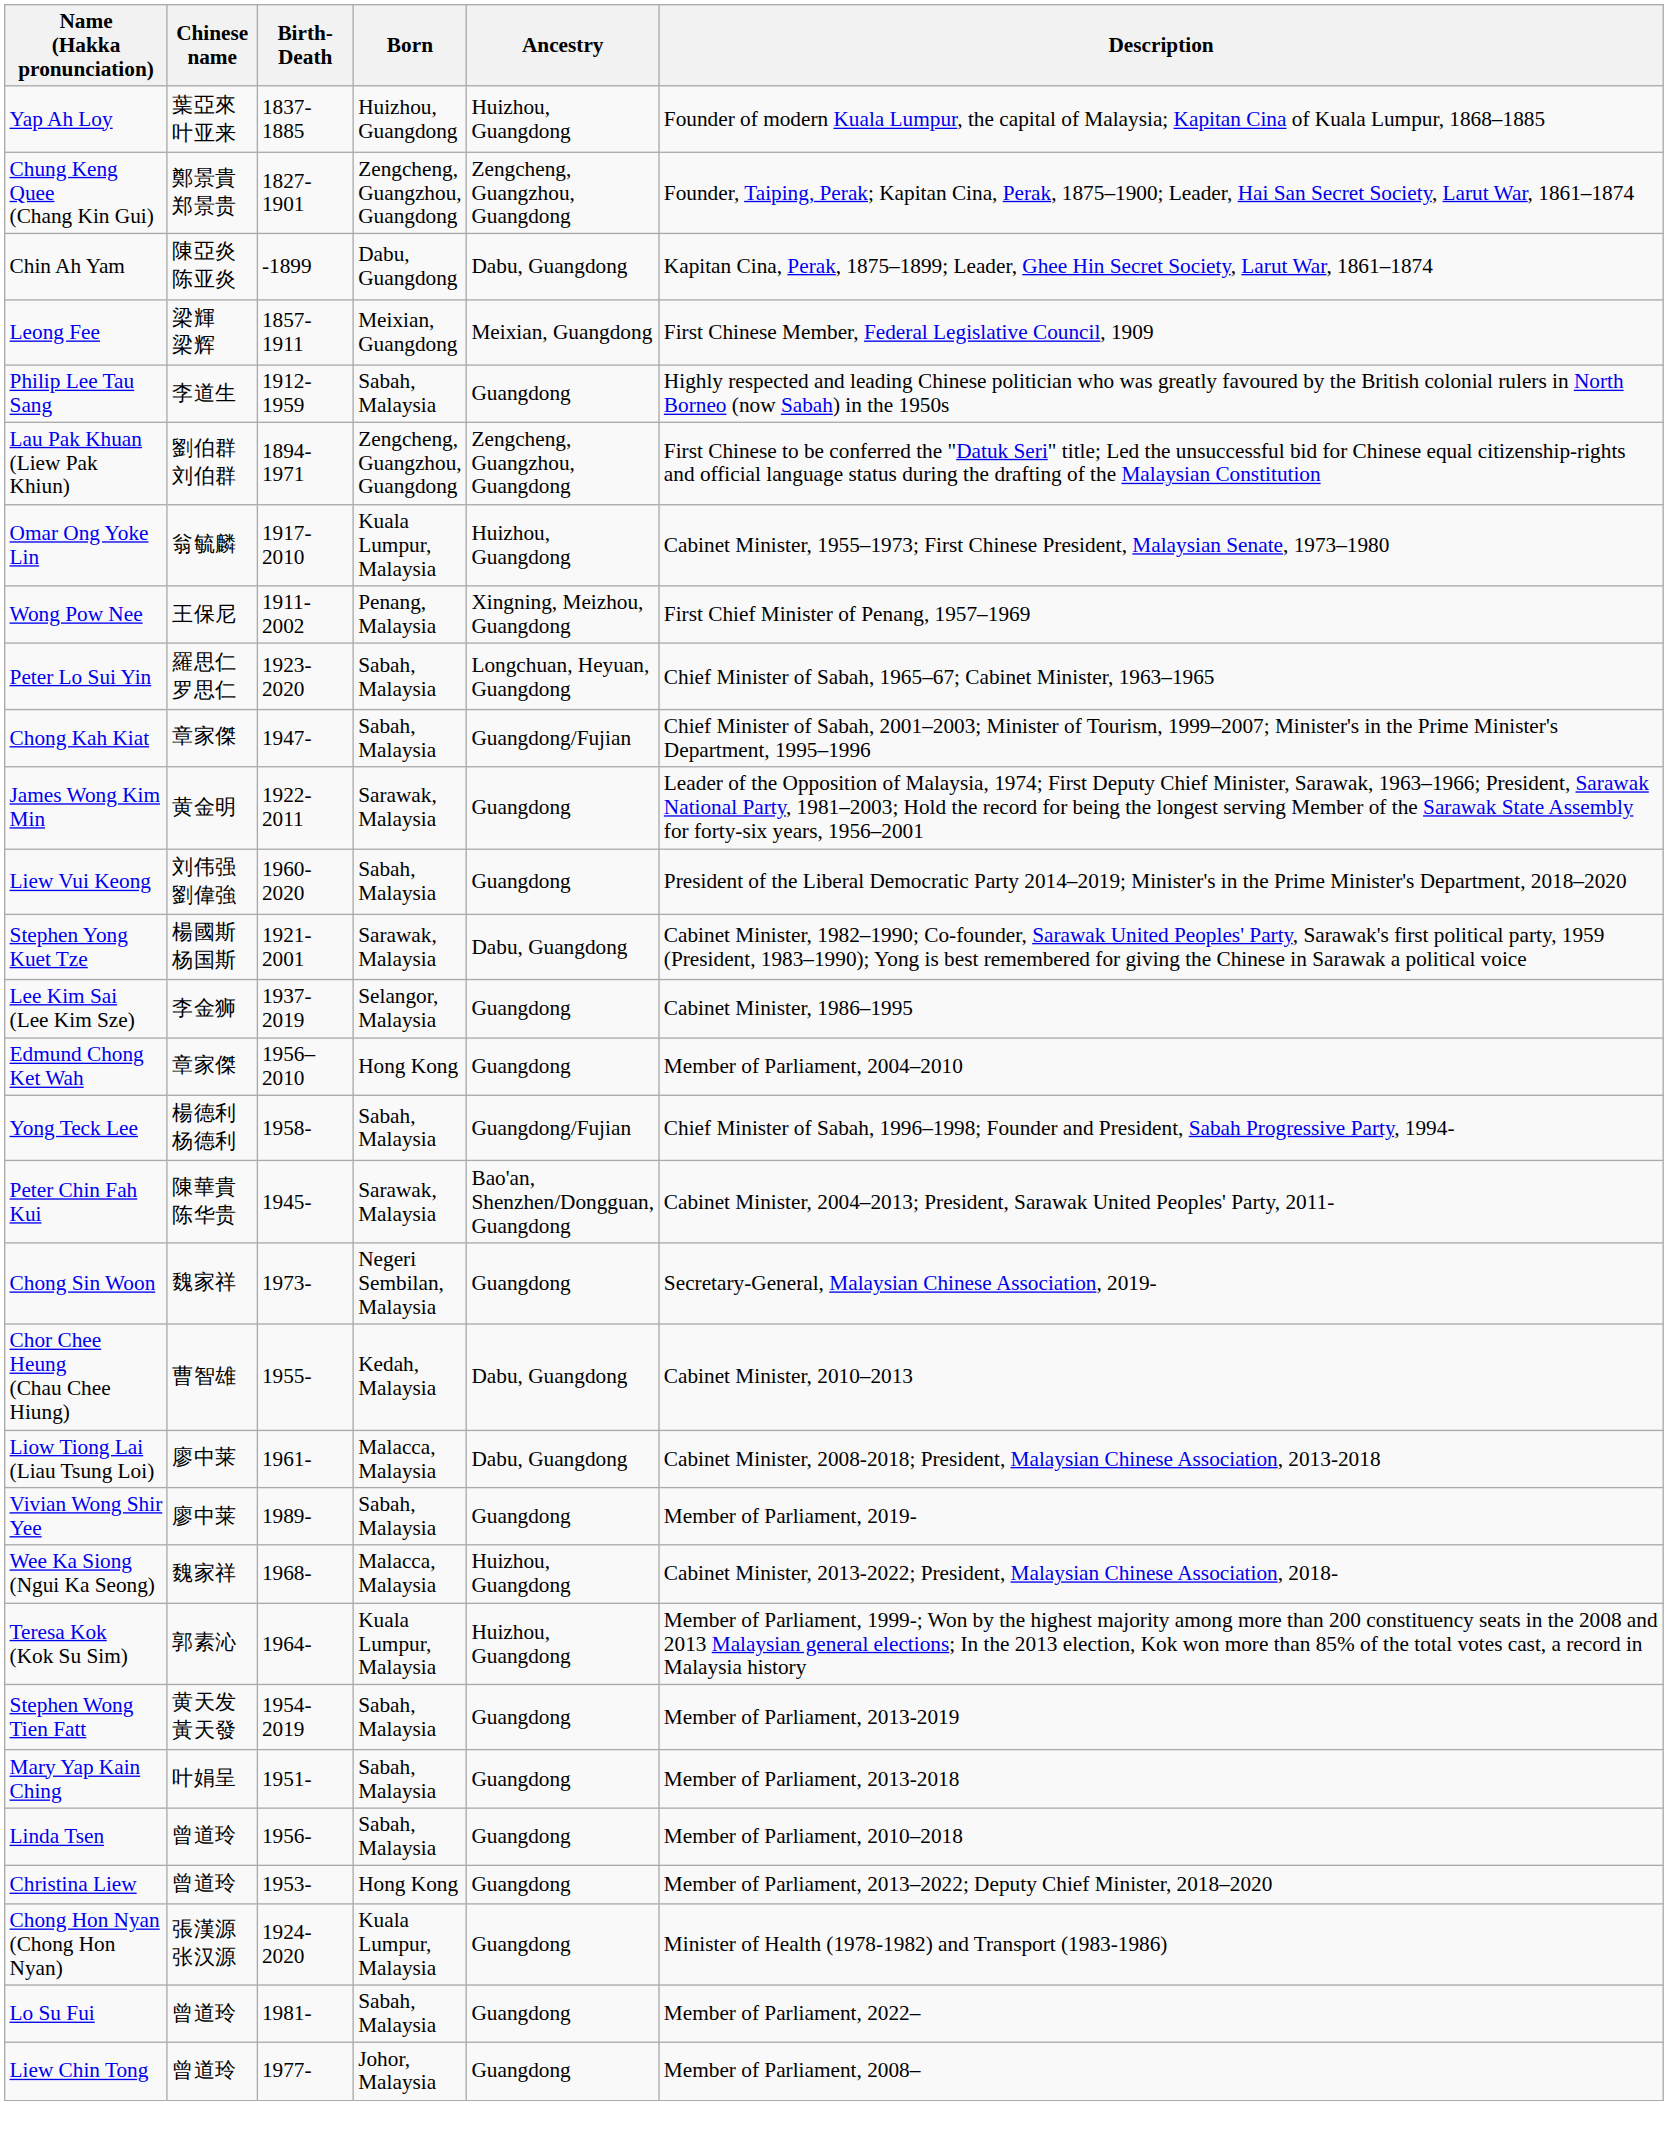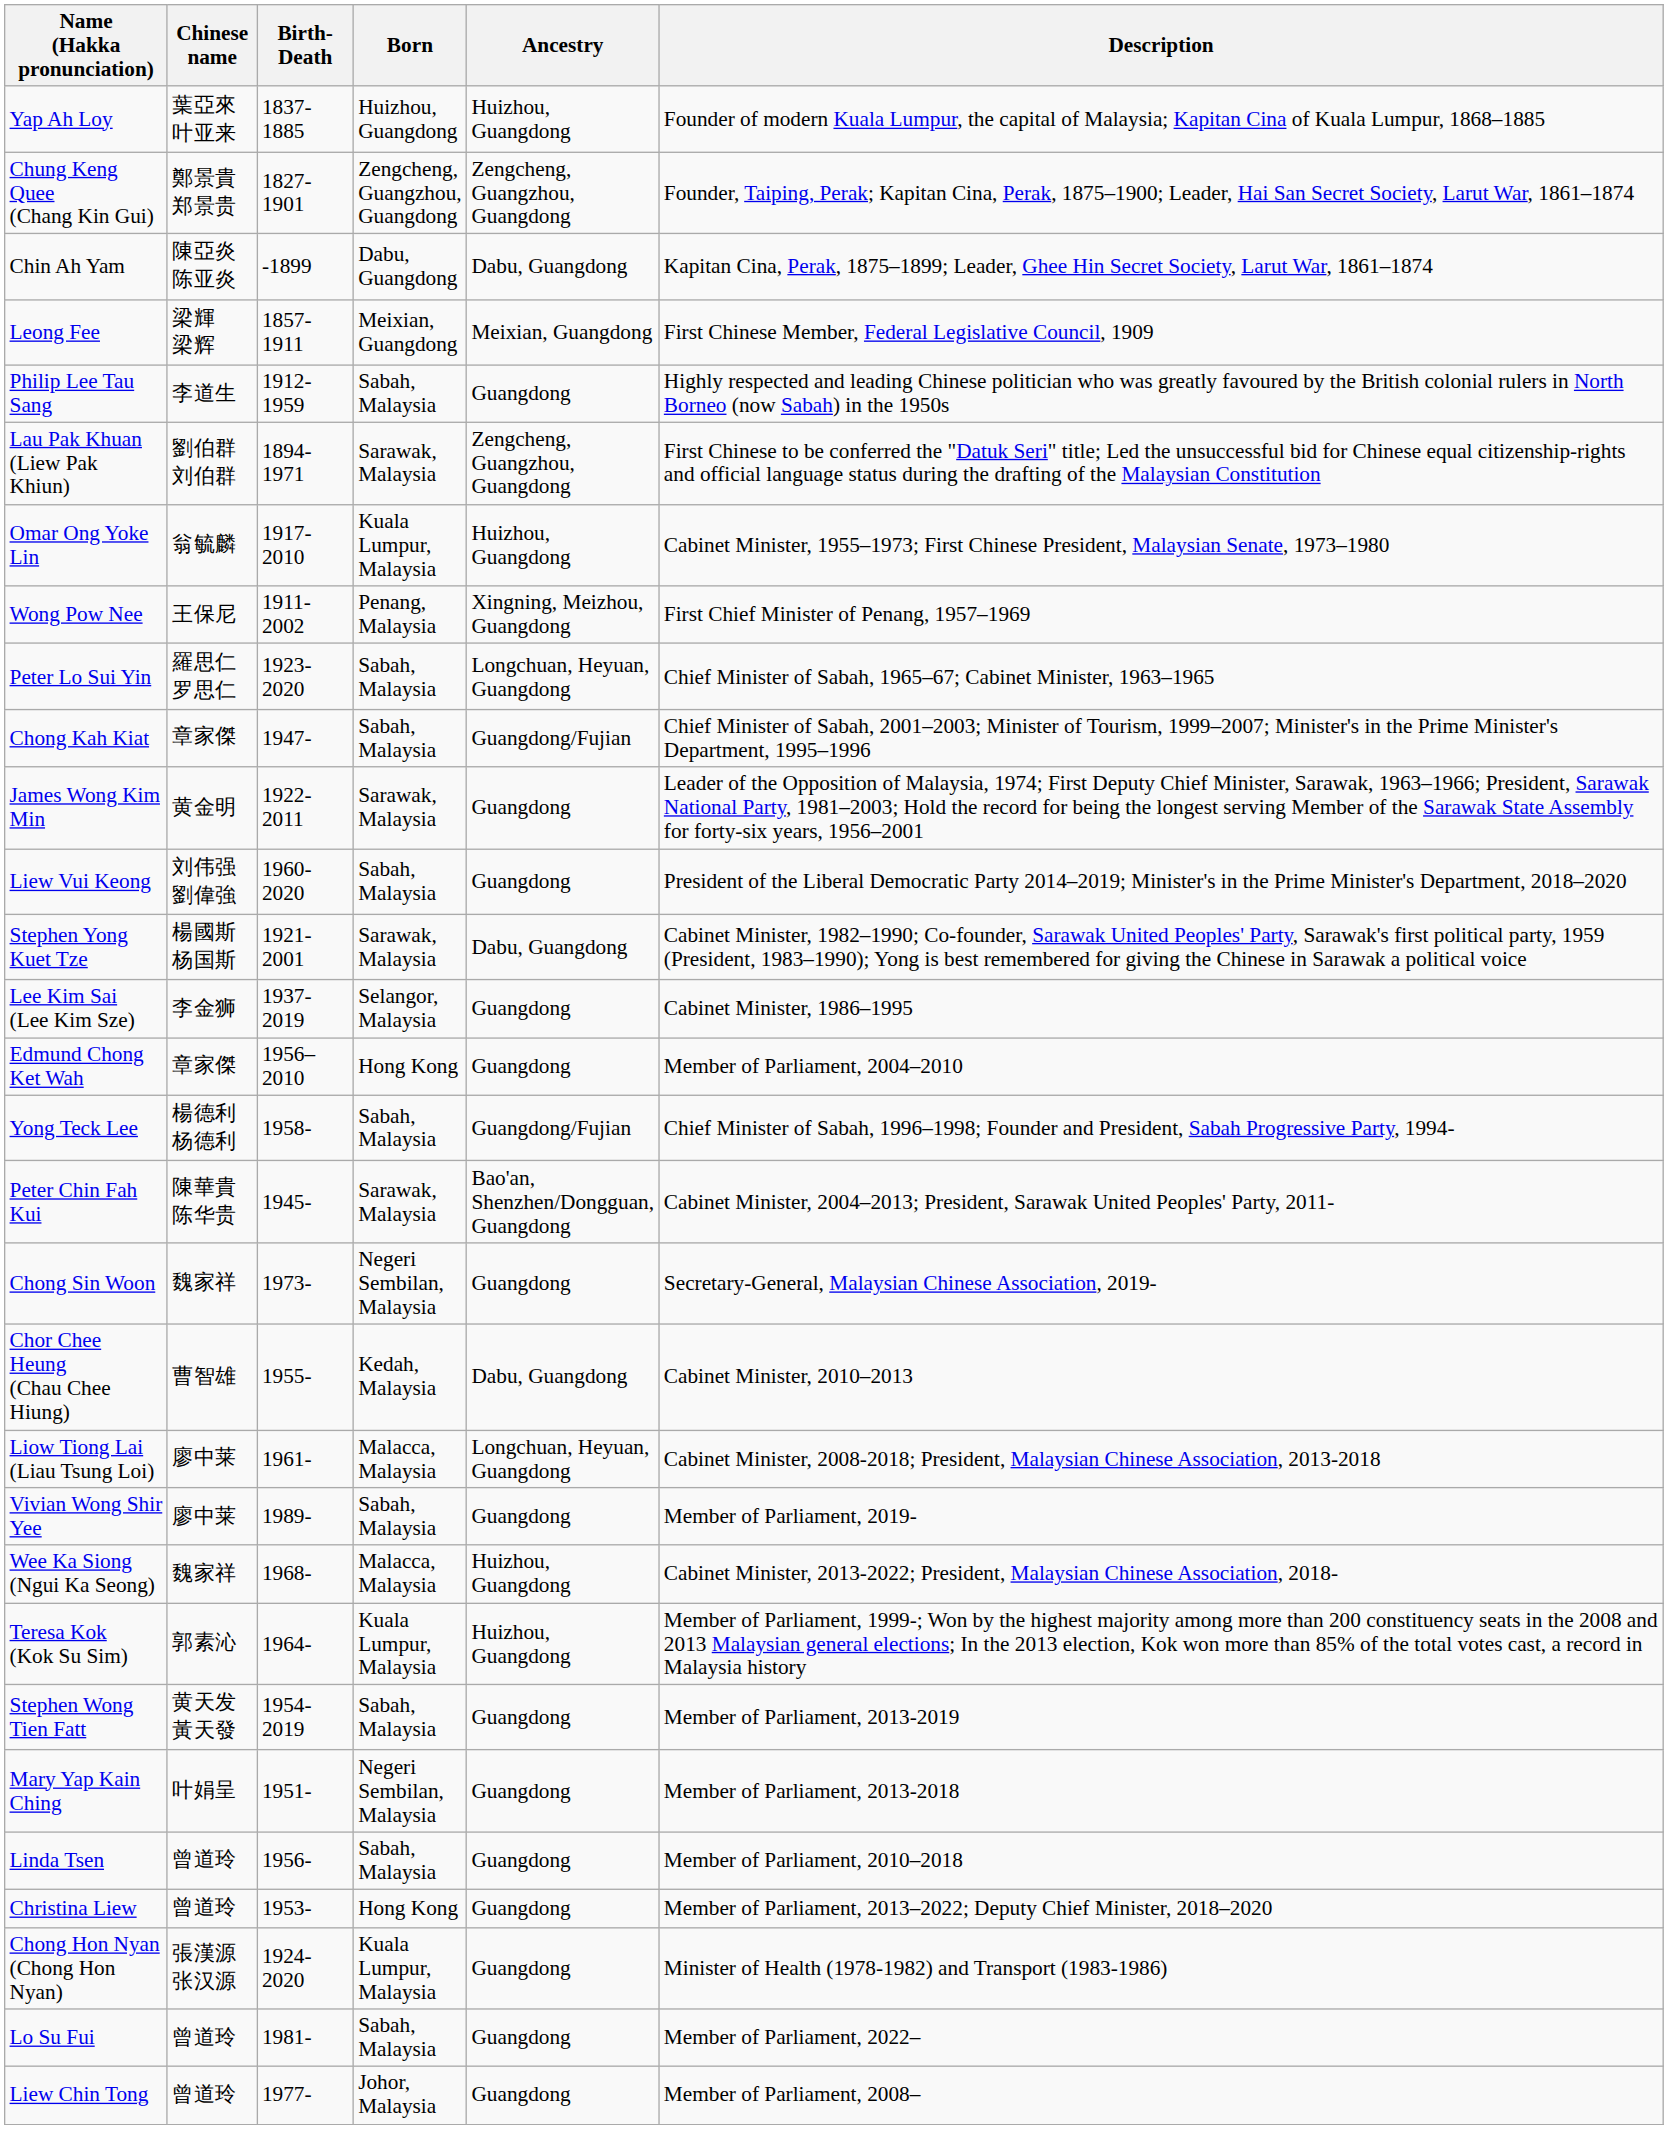(410, 463) Zengcheng, Guangzhou, Guangdong -> (397, 463) Sarawak, Malaysia
(549, 1458) Dabu, Guangdong -> (560, 1458) Longchuan, Heyuan, Guangdong
(397, 1778) Sabah, Malaysia -> (401, 1790) Negeri Sembilan, Malaysia
